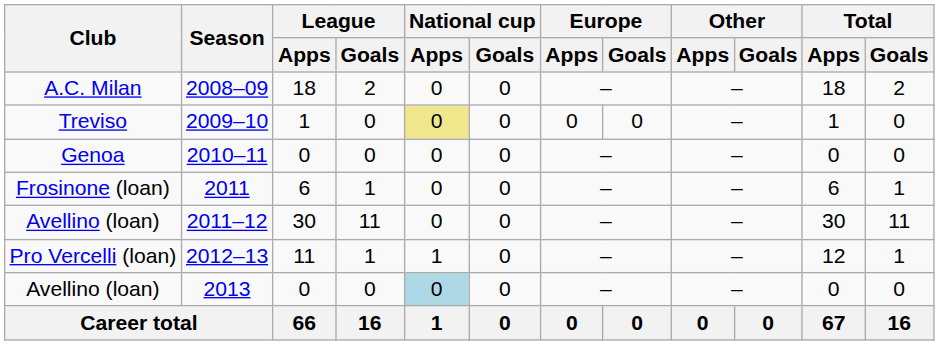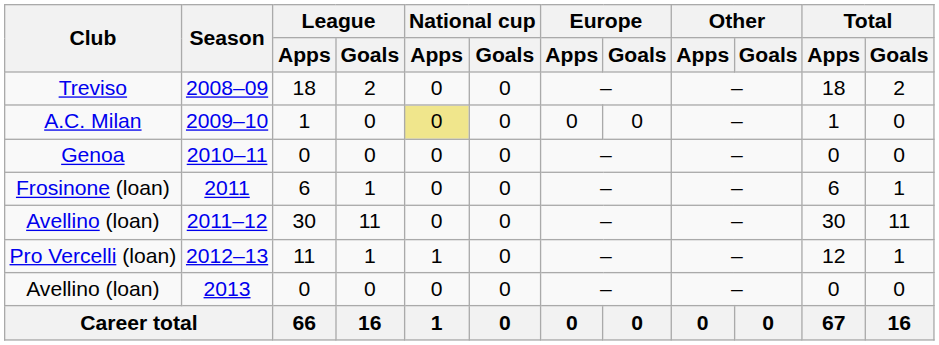(93, 88) A.C. Milan -> (93, 88) Treviso
(93, 121) Treviso -> (93, 121) A.C. Milan
(437, 289) lightblue background -> (437, 289) no background
